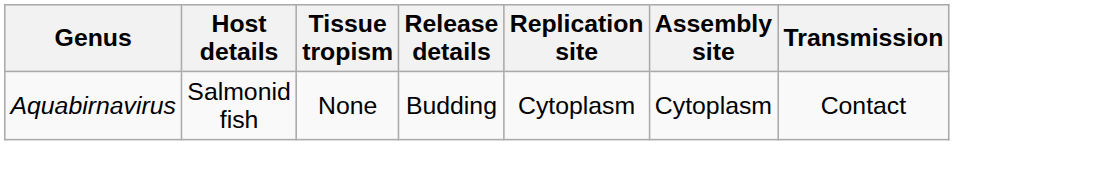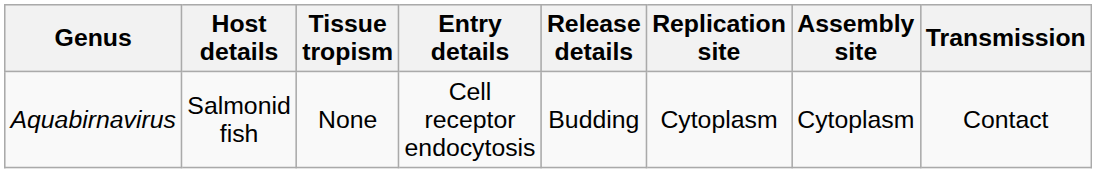+ column: (470, 38)
